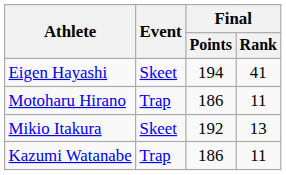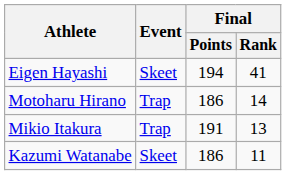(258, 100) 11 -> (258, 100) 14
(158, 128) Skeet -> (155, 128) Trap
(211, 128) 192 -> (211, 128) 191
(155, 156) Trap -> (158, 156) Skeet
